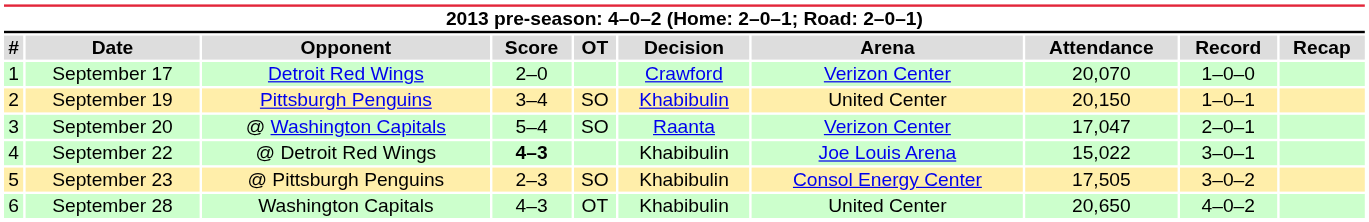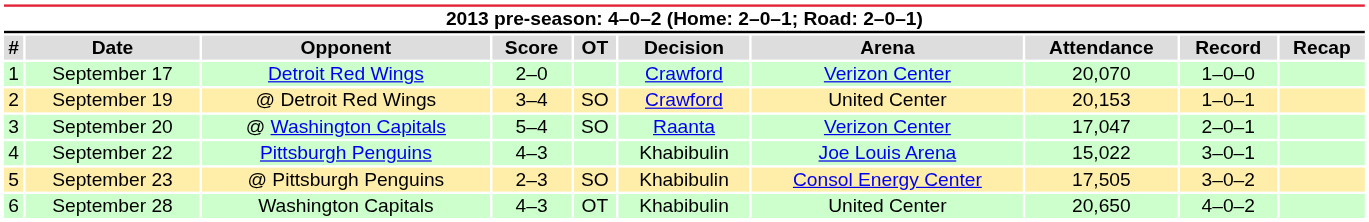(346, 100) Pittsburgh Penguins -> (346, 100) @ Detroit Red Wings
(684, 100) Khabibulin -> (684, 100) Crawford
(1101, 100) 20,150 -> (1101, 100) 20,153
(346, 153) @ Detroit Red Wings -> (346, 153) Pittsburgh Penguins
(532, 153) bold -> (532, 153) normal
